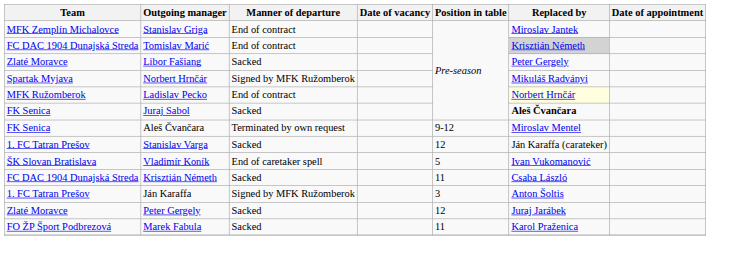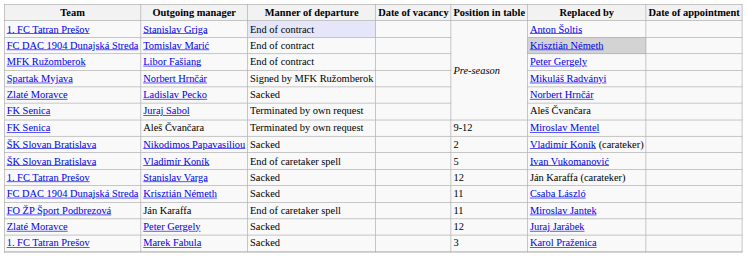(63, 29) MFK Zemplín Michalovce -> (48, 29) 1. FC Tatran Prešov
(264, 29) no background -> (282, 29) lavender background
(545, 29) Miroslav Jantek -> (556, 29) Anton Šoltis
(37, 62) Zlaté Moravce -> (46, 62) MFK Ružomberok
(247, 62) Sacked -> (282, 62) End of contract
(46, 95) MFK Ružomberok -> (37, 95) Zlaté Moravce
(264, 95) End of contract -> (265, 95) Sacked
(543, 95) lightyellow background -> (562, 95) no background
(247, 111) Sacked -> (307, 111) Terminated by own request
(544, 111) bold -> (560, 111) normal
+ row: (194, 144)
rows swapped: (176, 161) <-> (176, 144)
(48, 194) 1. FC Tatran Prešov -> (59, 210) FO ŽP Šport Podbrezová
(293, 194) Signed by MFK Ružomberok -> (295, 210) End of caretaker spell
(438, 194) 3 -> (458, 210) 11
(538, 194) Anton Šoltis -> (563, 210) Miroslav Jantek
(59, 227) FO ŽP Šport Podbrezová -> (48, 243) 1. FC Tatran Prešov
(440, 227) 11 -> (456, 243) 3
